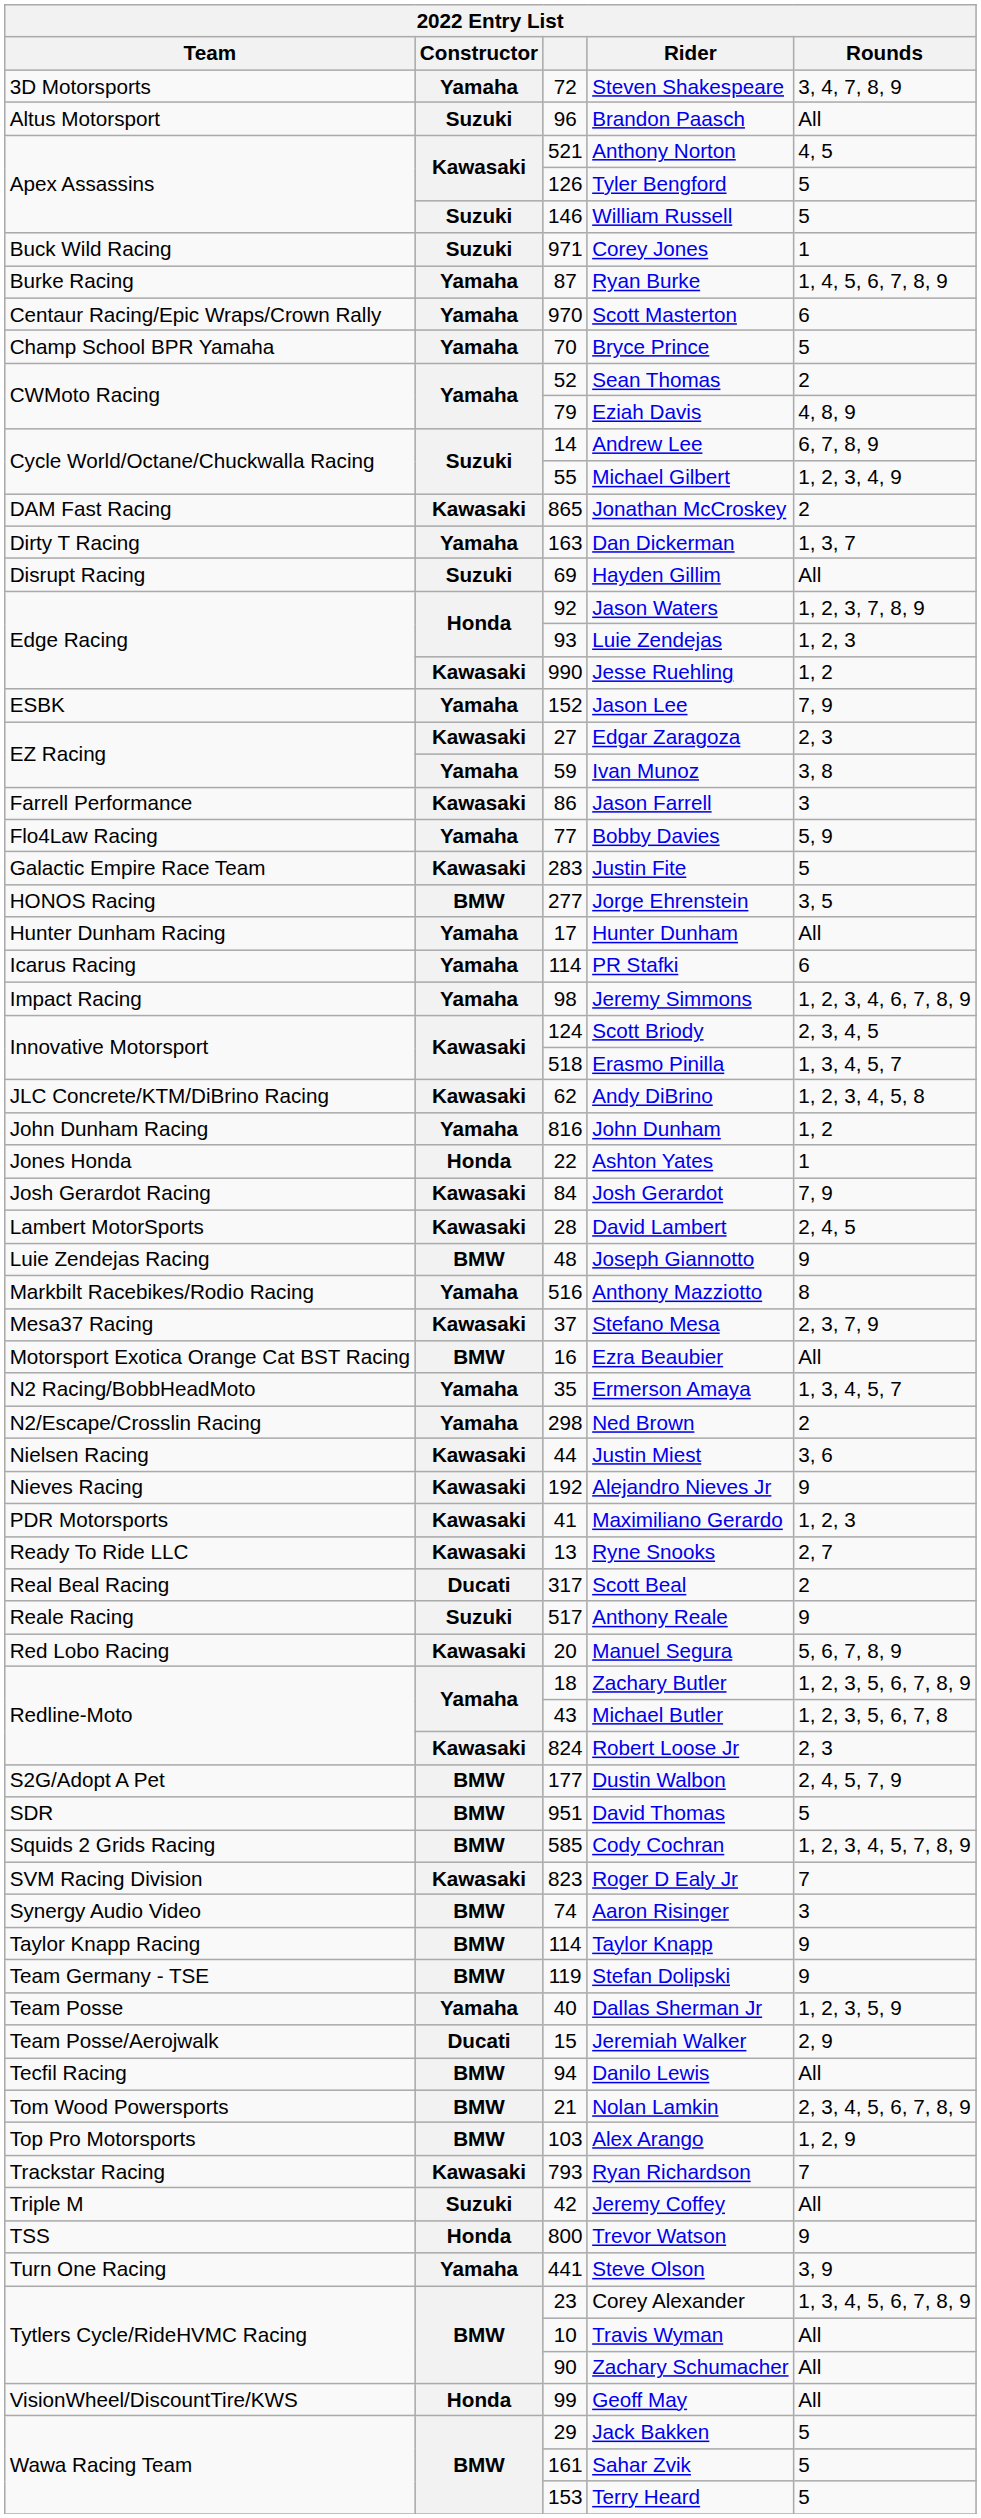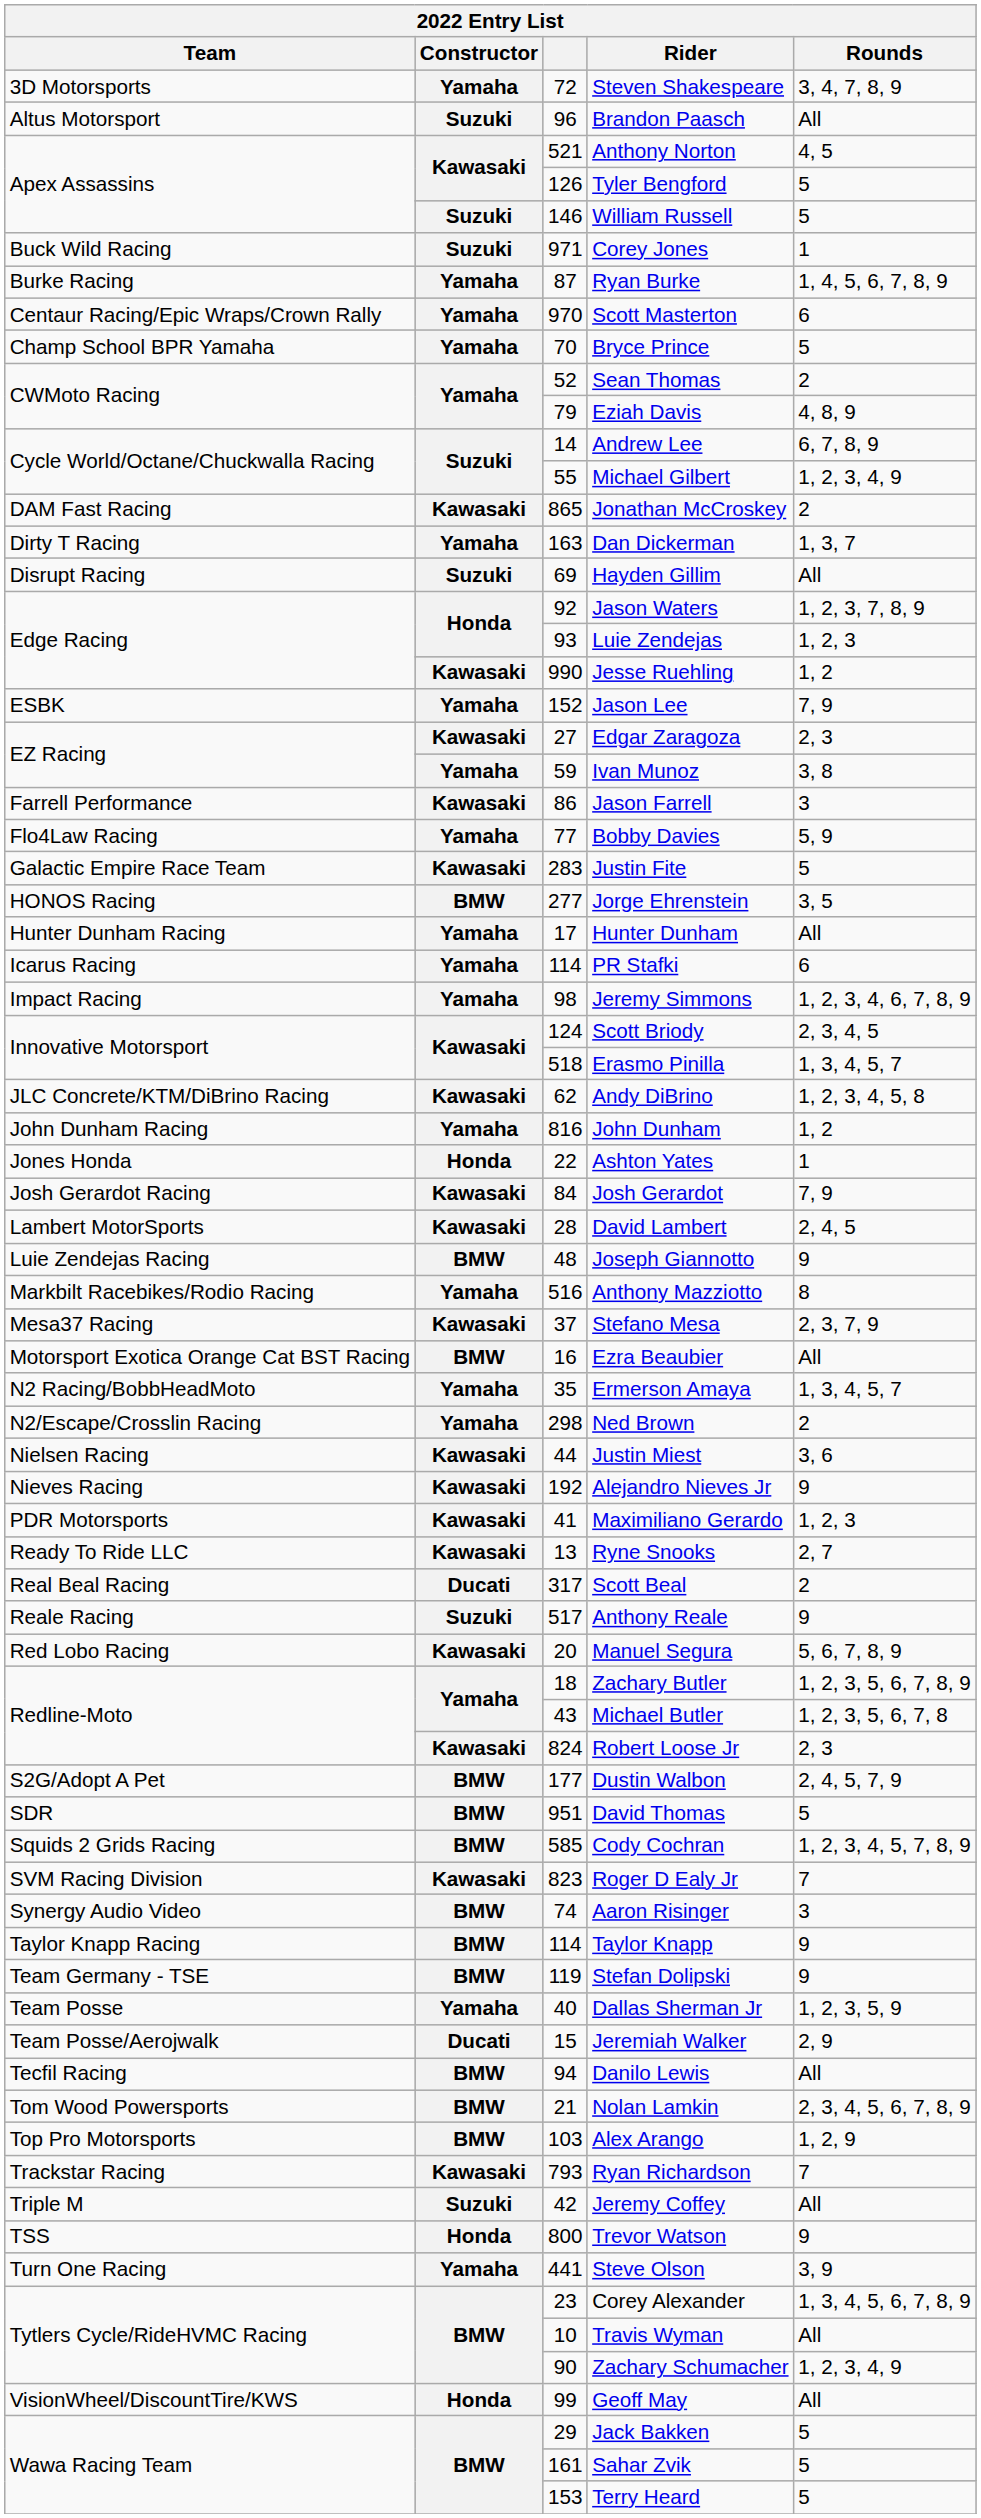(810, 2367) All -> (850, 2367) 1, 2, 3, 4, 9
